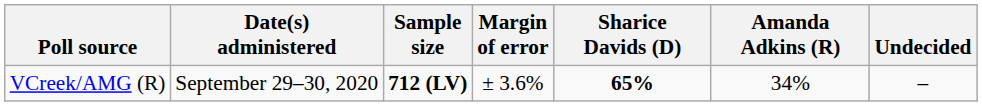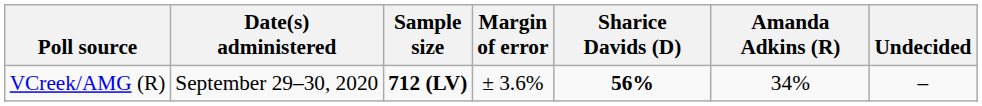(632, 82) 65% -> (632, 82) 56%
